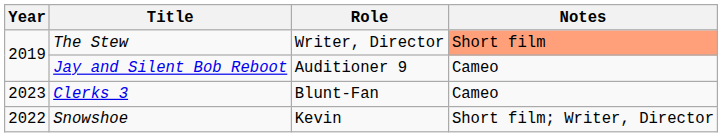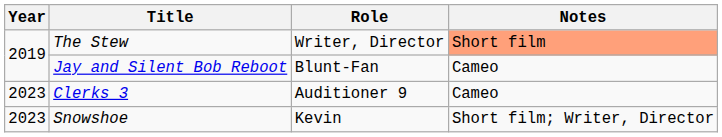(351, 68) Auditioner 9 -> (337, 68) Blunt-Fan
(337, 94) Blunt-Fan -> (351, 94) Auditioner 9
(27, 119) 2022 -> (27, 119) 2023
